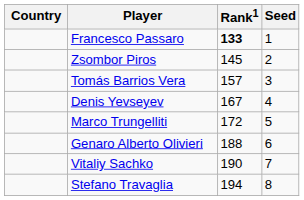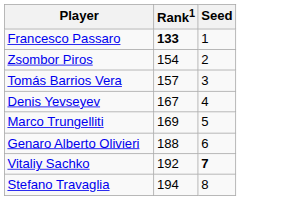- column: (36, 16)
(231, 60) 145 -> (168, 60) 154
(231, 122) 172 -> (168, 122) 169
(231, 164) 190 -> (168, 164) 192
(268, 164) normal -> (205, 164) bold
